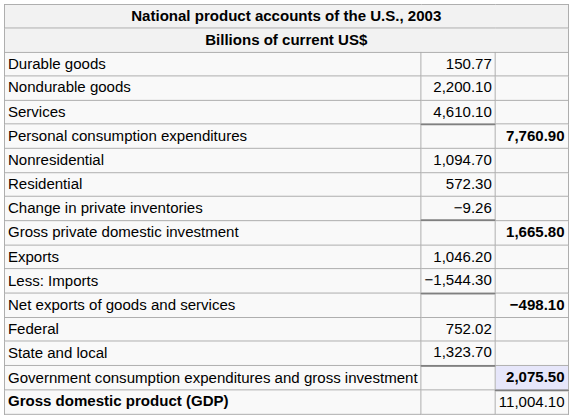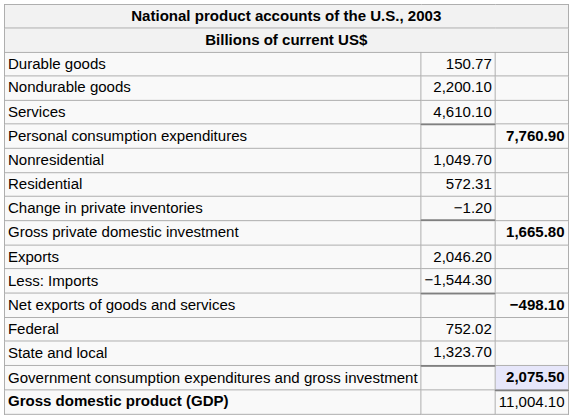(463, 160) 1,094.70 -> (463, 160) 1,049.70
(469, 184) 572.30 -> (469, 184) 572.31
(473, 208) −9.26 -> (473, 208) −1.20
(463, 256) 1,046.20 -> (463, 256) 2,046.20
